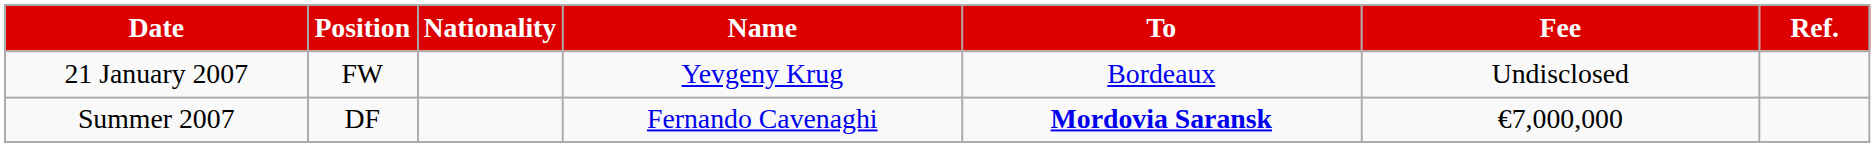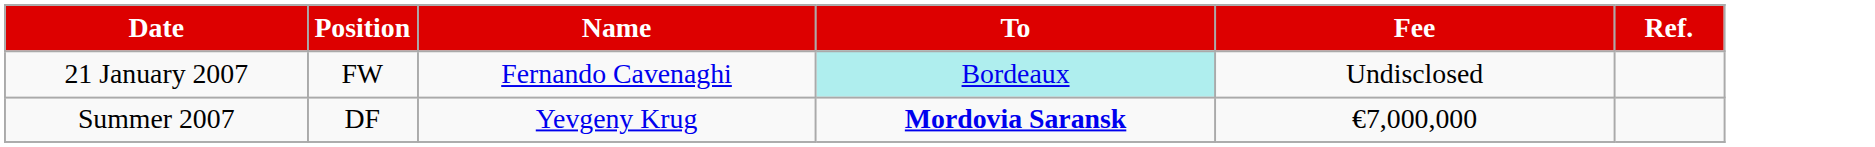- column: (490, 27)
(762, 73) Yevgeny Krug -> (617, 73) Fernando Cavenaghi
(1161, 73) no background -> (1016, 73) paleturquoise background
(762, 119) Fernando Cavenaghi -> (617, 119) Yevgeny Krug
